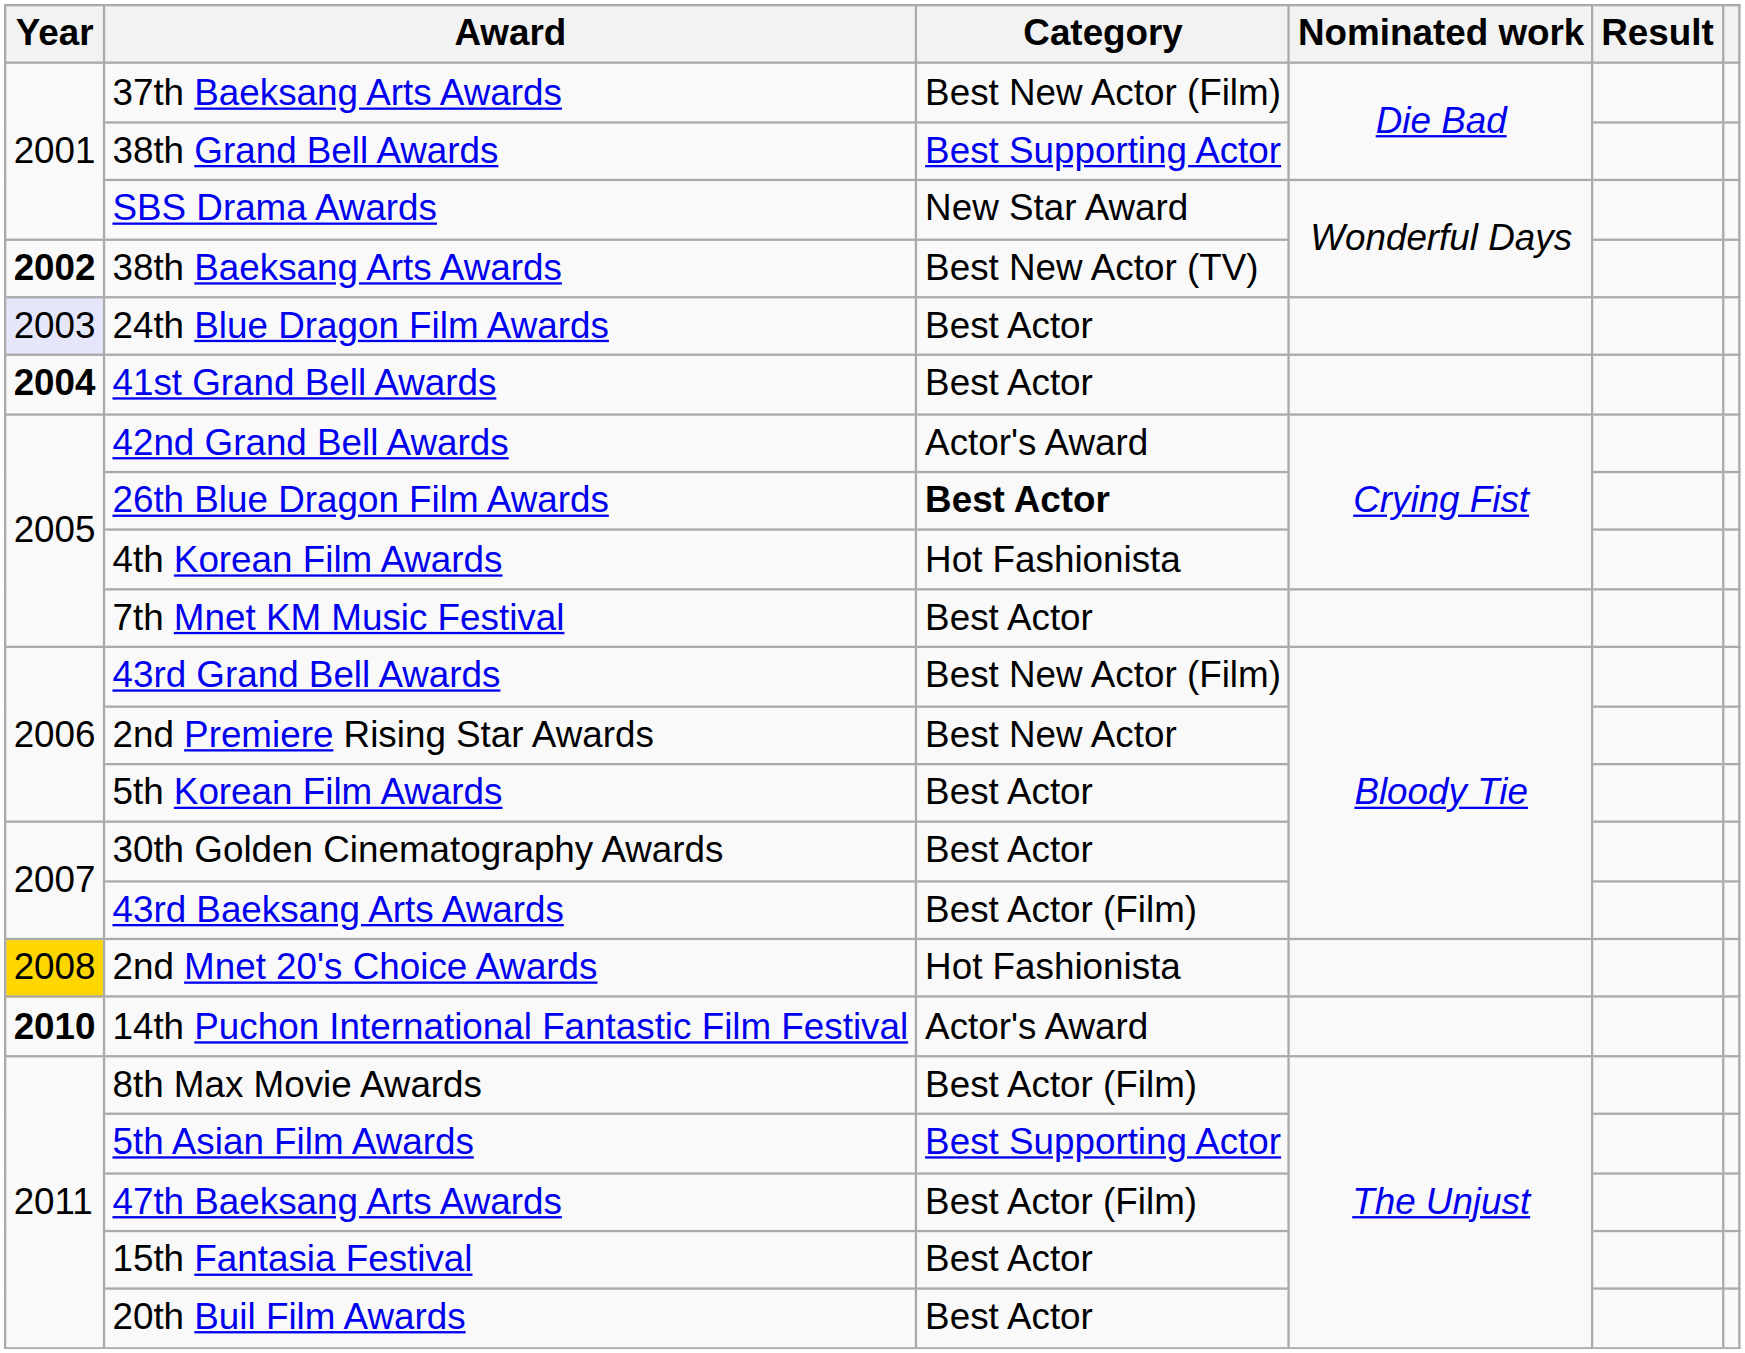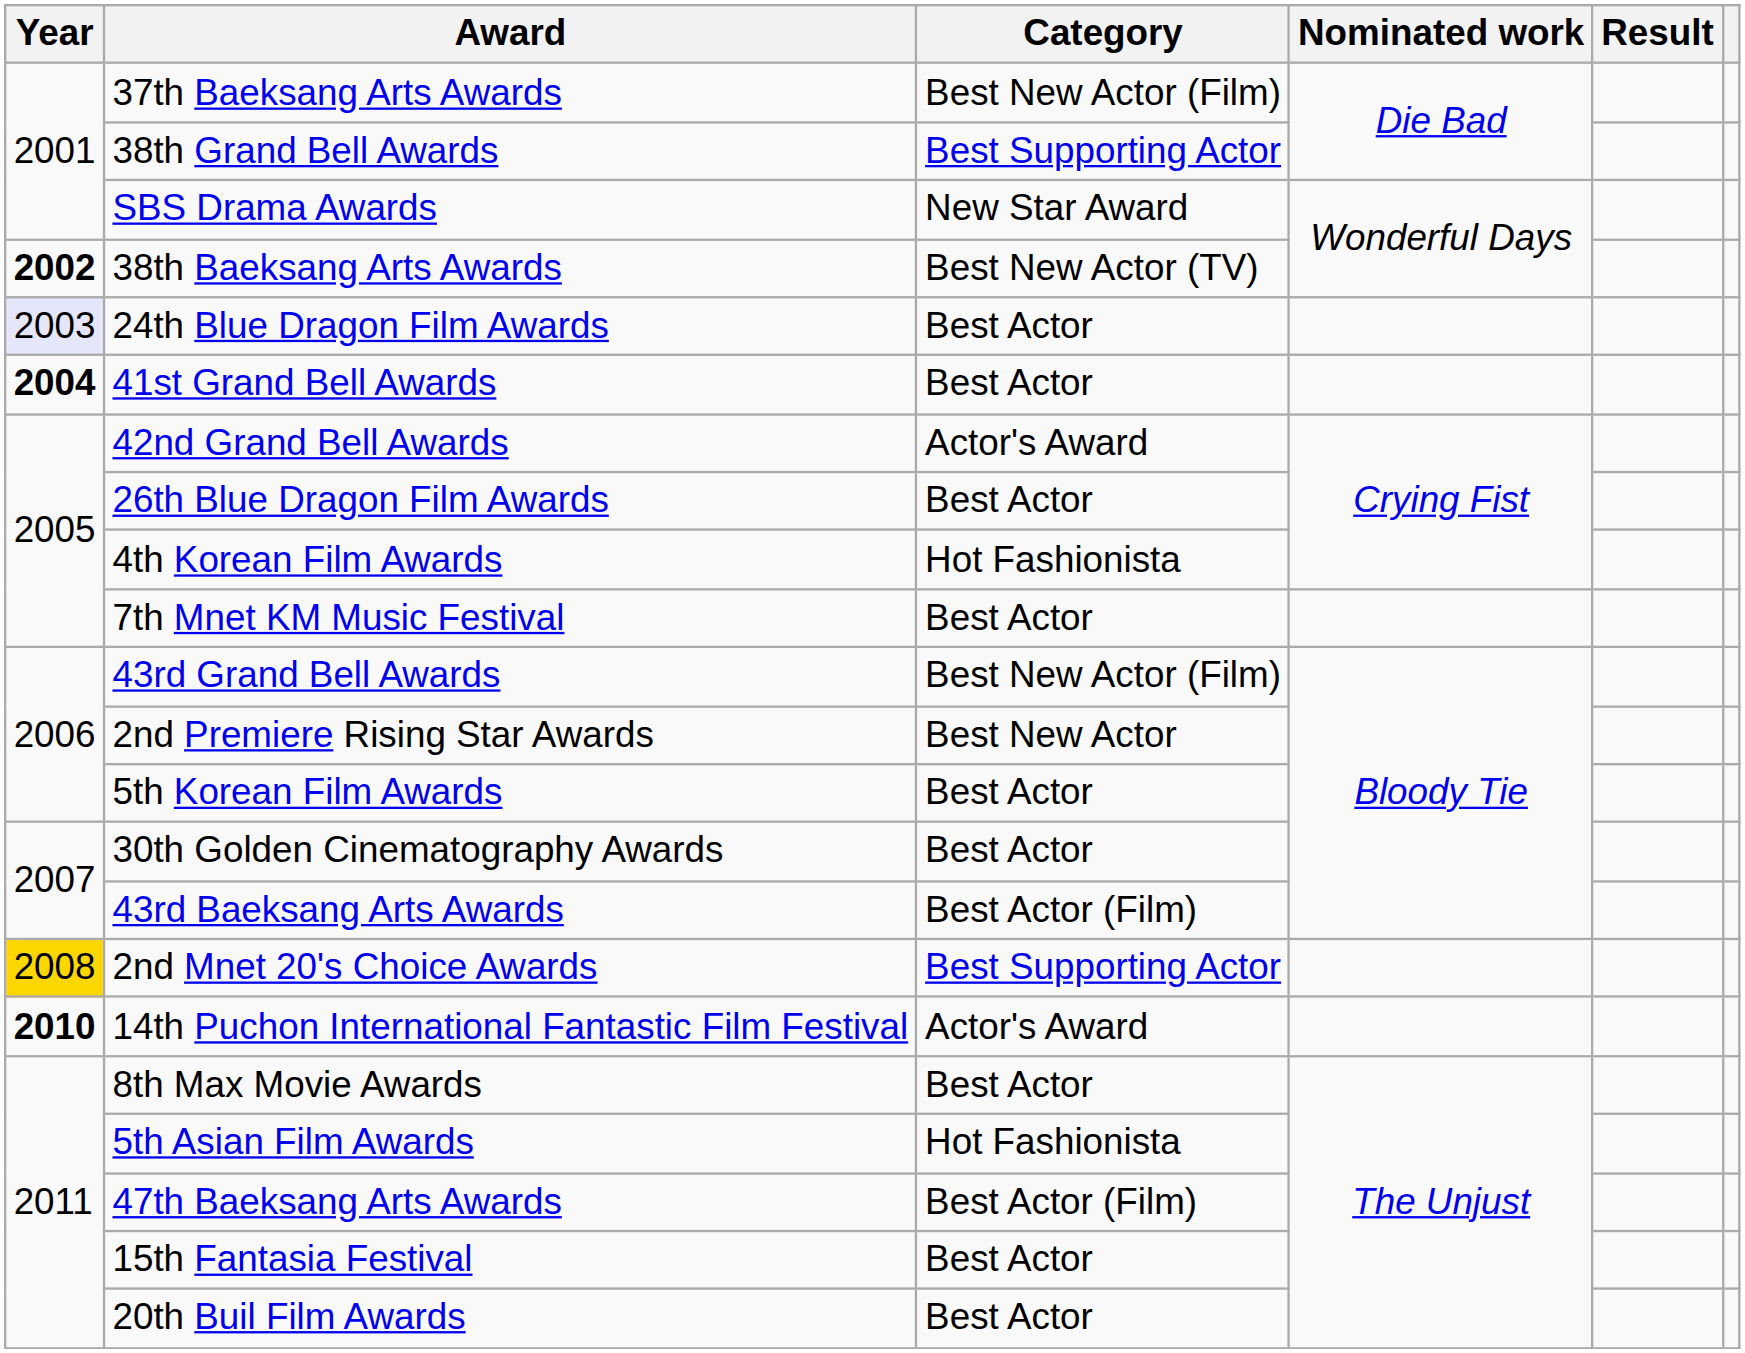(1017, 500) bold -> (1009, 500) normal
(1053, 967) Hot Fashionista -> (1103, 967) Best Supporting Actor
(1061, 1084) Best Actor (Film) -> (1009, 1084) Best Actor
(1103, 1142) Best Supporting Actor -> (1053, 1142) Hot Fashionista
